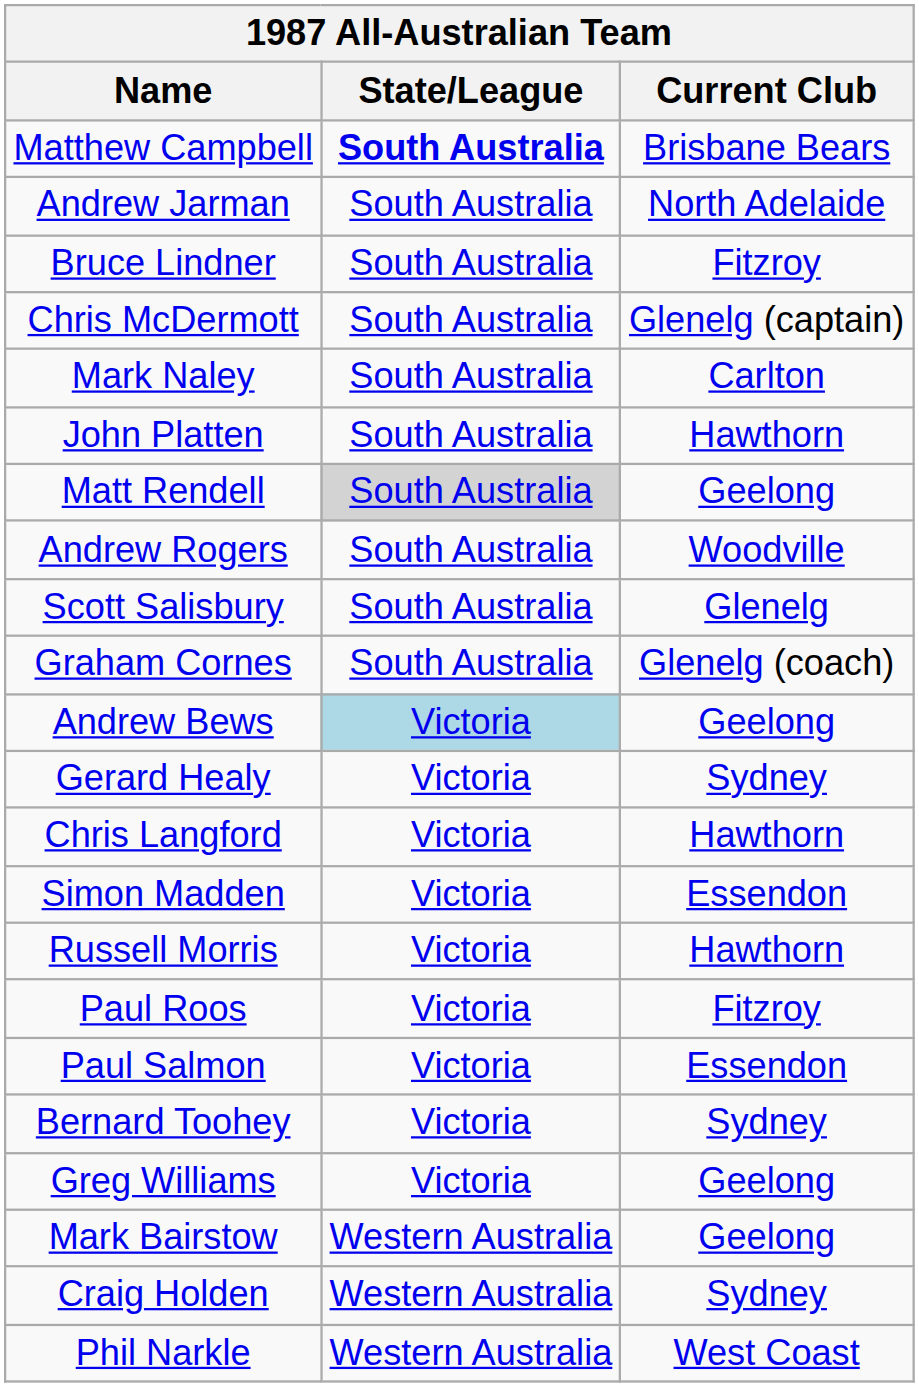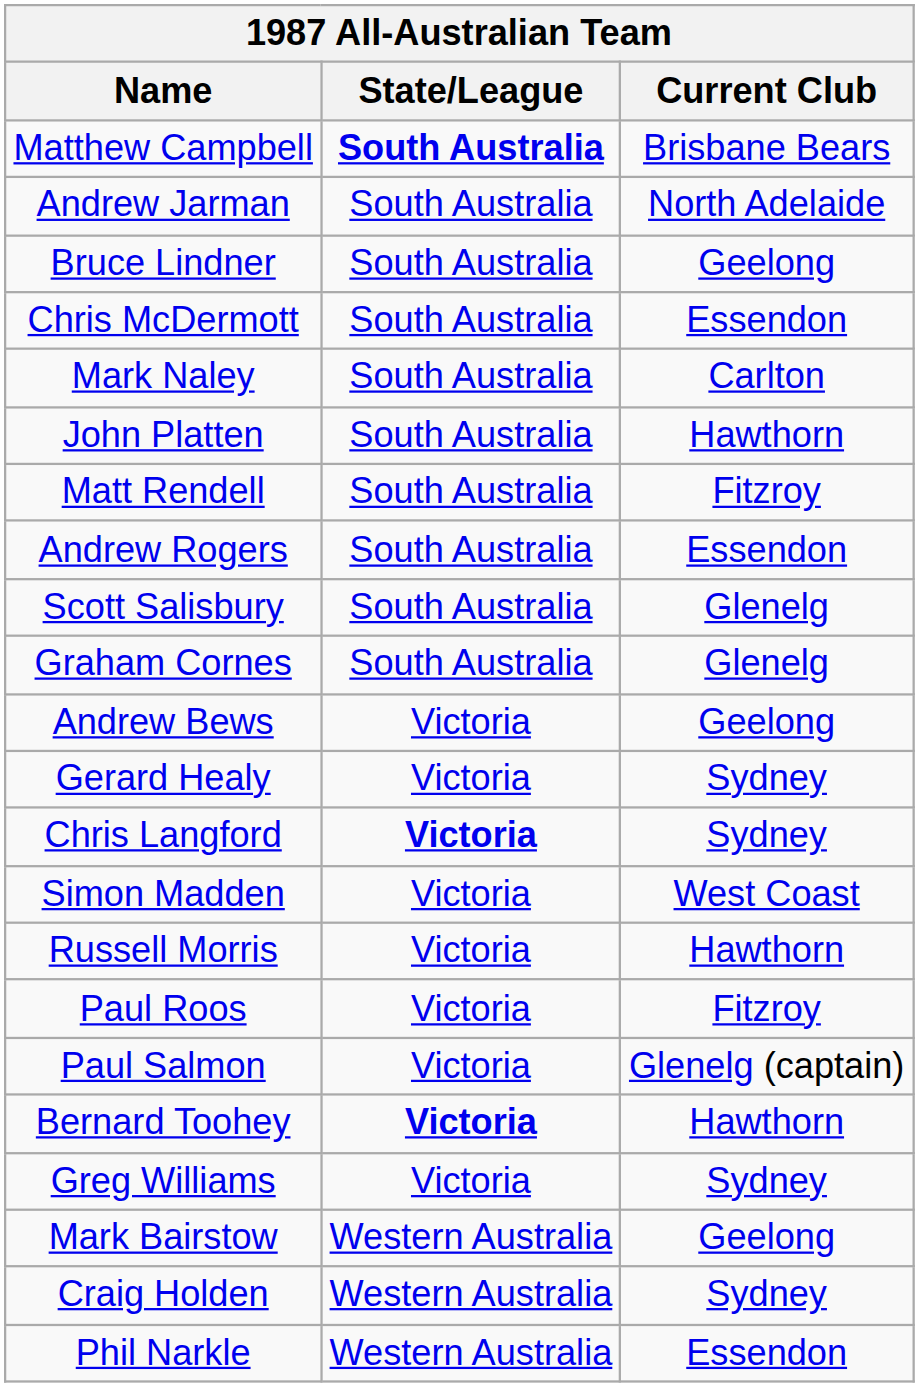(767, 262) Fitzroy -> (767, 262) Geelong
(767, 319) Glenelg (captain) -> (767, 319) Essendon
(471, 491) lightgrey background -> (471, 491) no background
(767, 491) Geelong -> (767, 491) Fitzroy
(767, 549) Woodville -> (767, 549) Essendon
(767, 663) Glenelg (coach) -> (767, 663) Glenelg
(471, 721) lightblue background -> (471, 721) no background
(471, 836) normal -> (471, 836) bold
(767, 836) Hawthorn -> (767, 836) Sydney
(767, 893) Essendon -> (767, 893) West Coast
(767, 1065) Essendon -> (767, 1065) Glenelg (captain)
(471, 1122) normal -> (471, 1122) bold
(767, 1122) Sydney -> (767, 1122) Hawthorn
(767, 1180) Geelong -> (767, 1180) Sydney
(767, 1352) West Coast -> (767, 1352) Essendon
